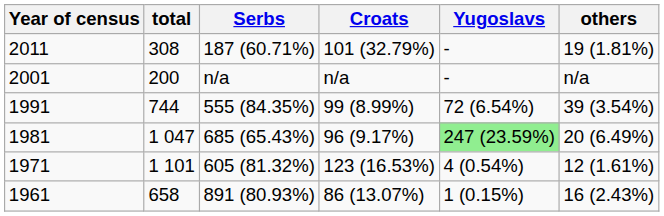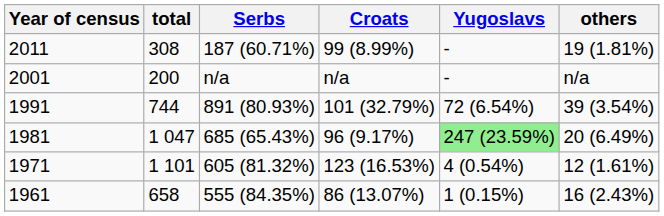(379, 48) 101 (32.79%) -> (369, 48) 99 (8.99%)
(259, 107) 555 (84.35%) -> (259, 107) 891 (80.93%)
(369, 107) 99 (8.99%) -> (379, 107) 101 (32.79%)
(259, 195) 891 (80.93%) -> (259, 195) 555 (84.35%)
